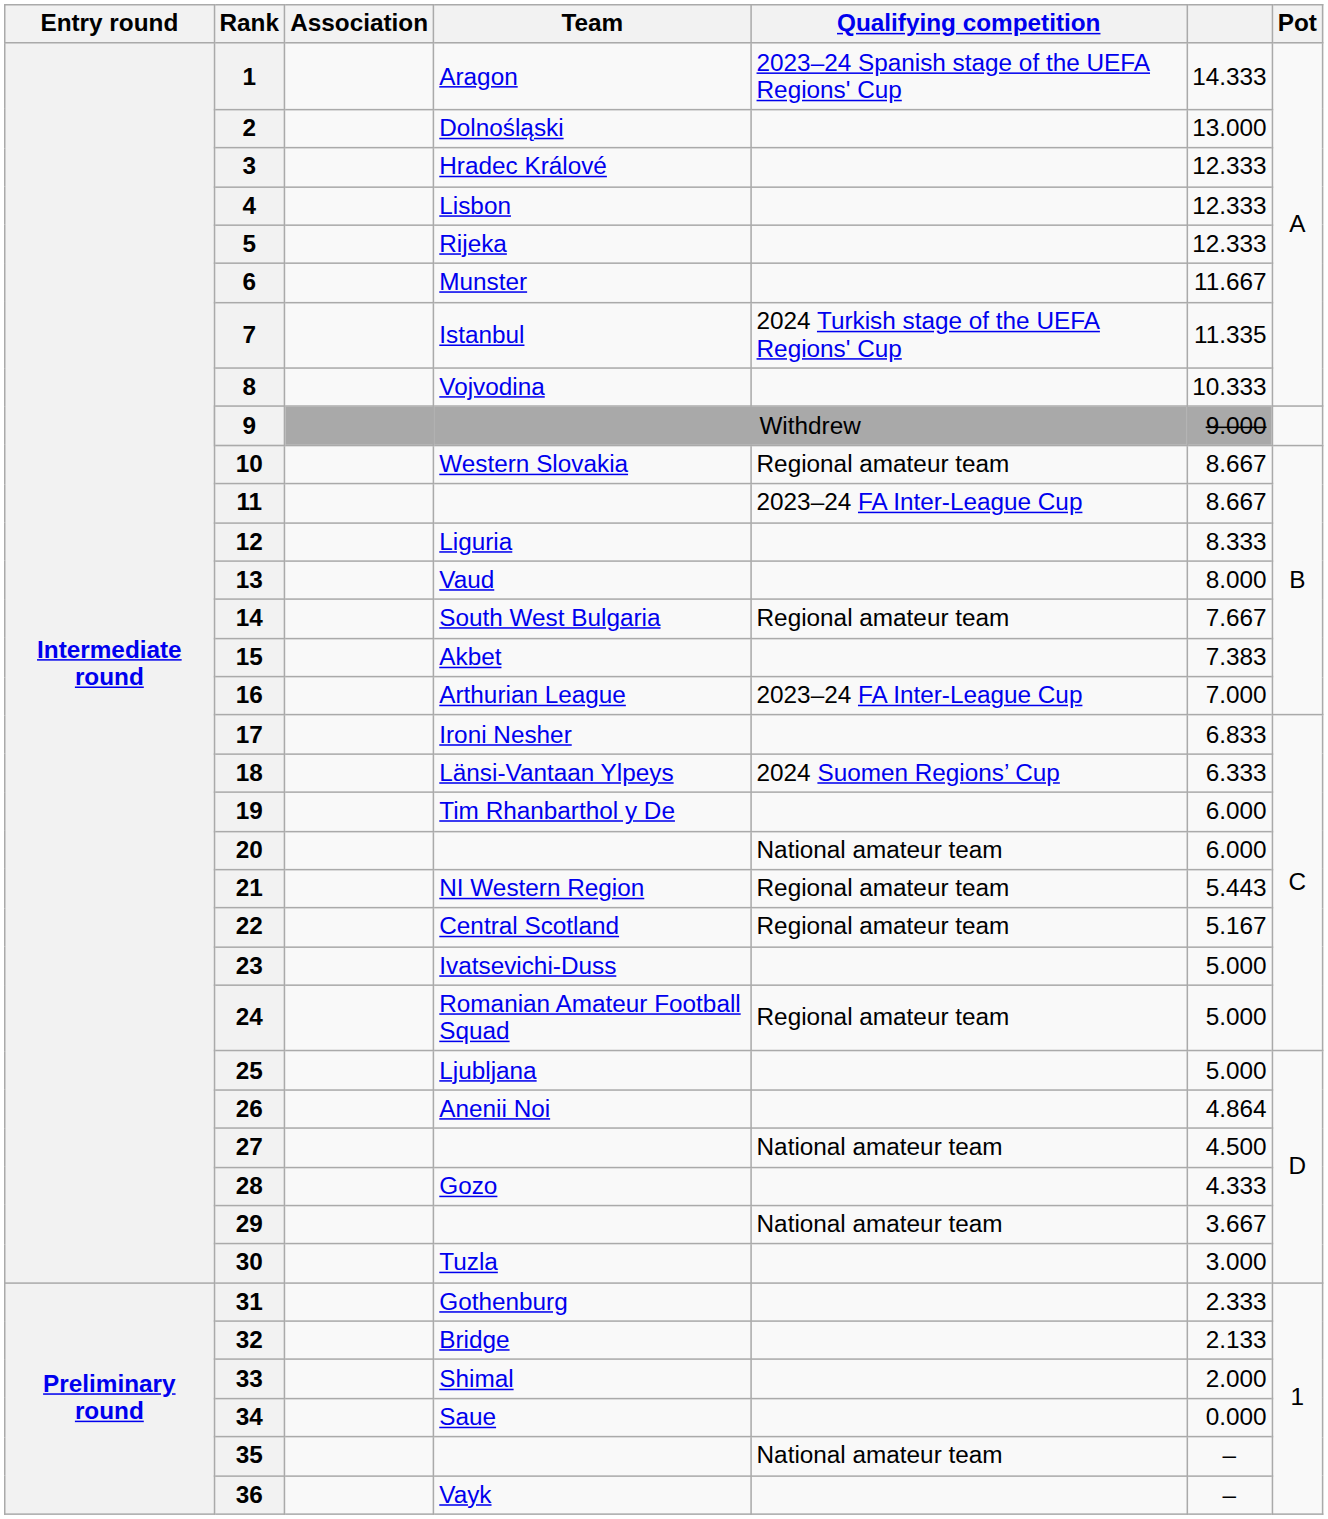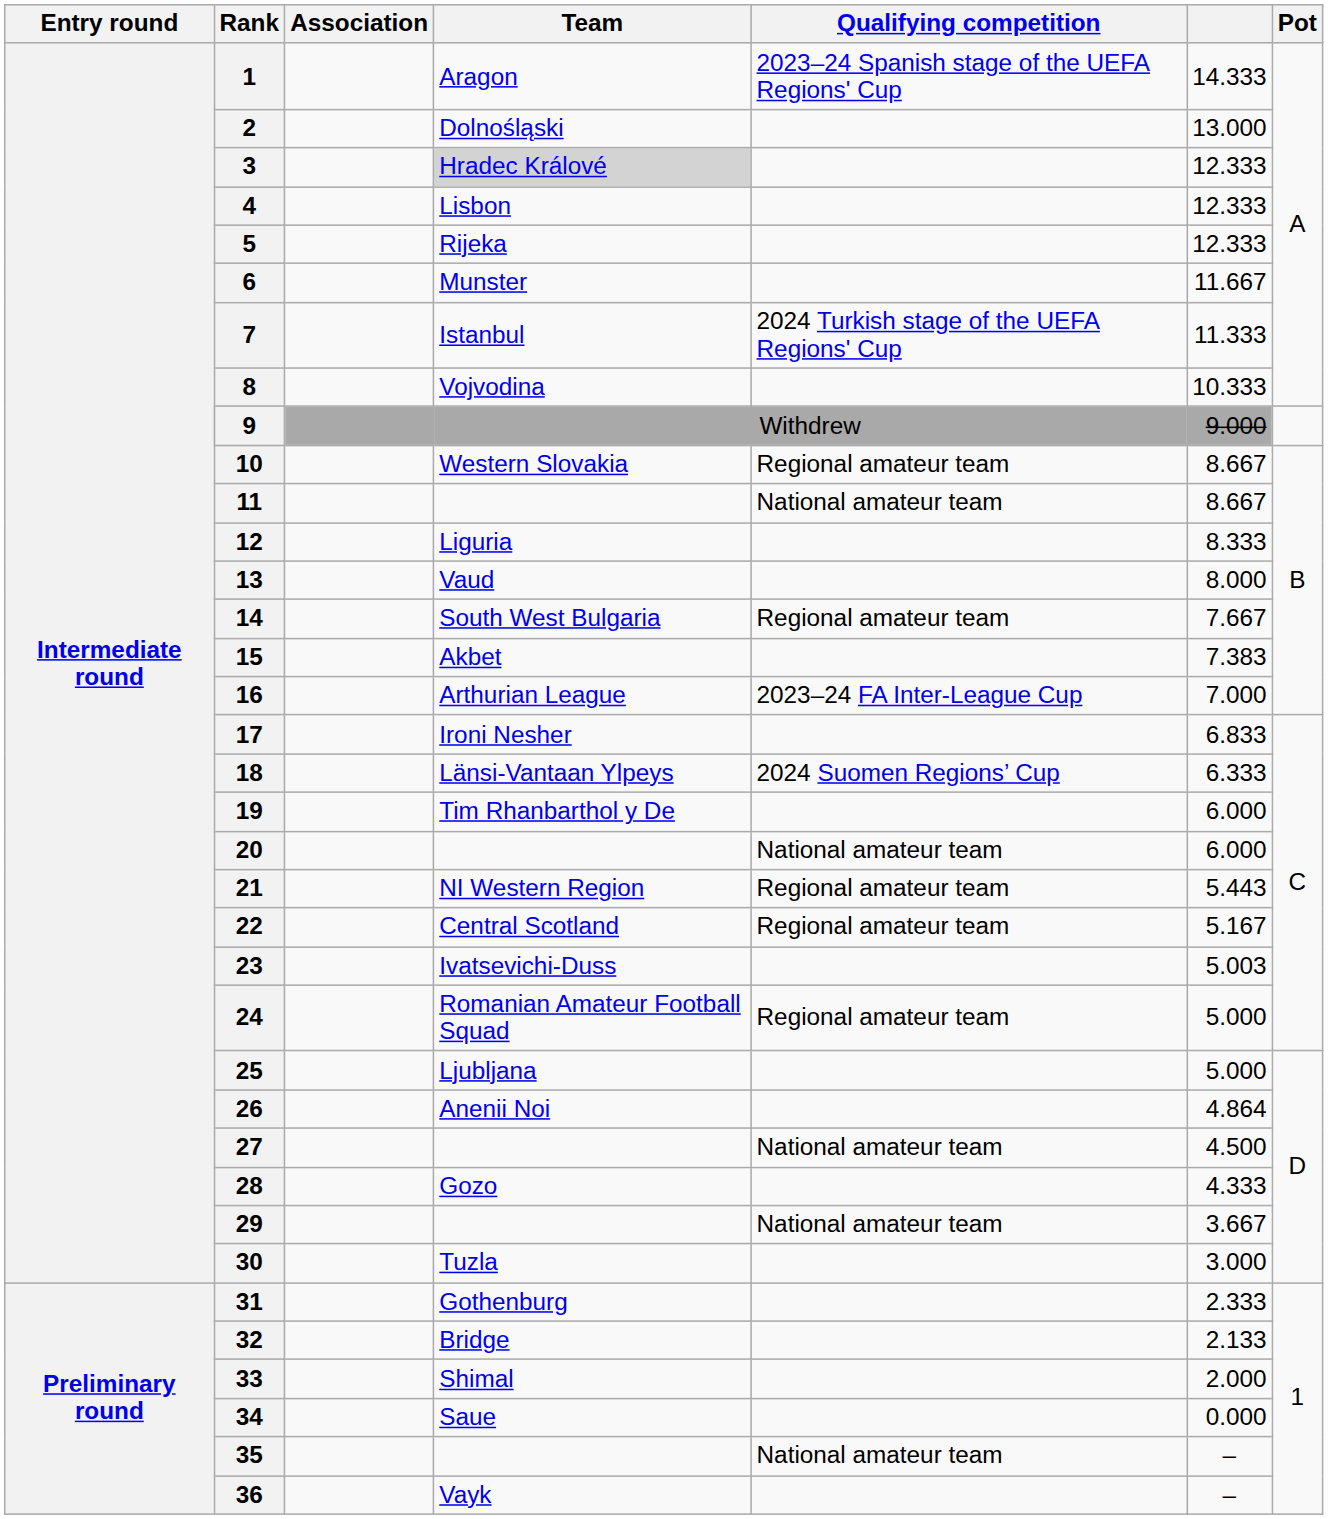(523, 166) no background -> (523, 166) lightgrey background
(1230, 334) 11.335 -> (1230, 334) 11.333
(919, 502) 2023–24 FA Inter-League Cup -> (880, 502) National amateur team
(1236, 965) 5.000 -> (1236, 965) 5.003
